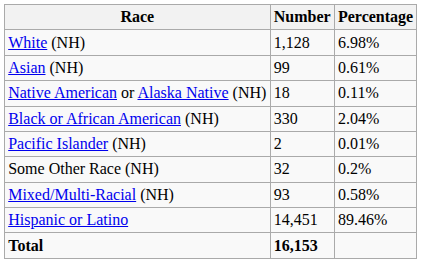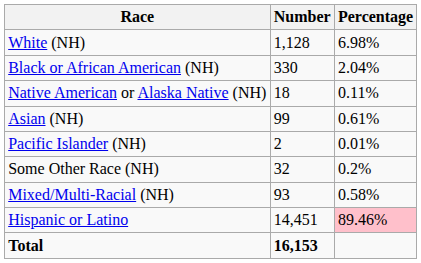rows swapped: (113, 118) <-> (46, 67)
(363, 220) no background -> (363, 220) pink background
